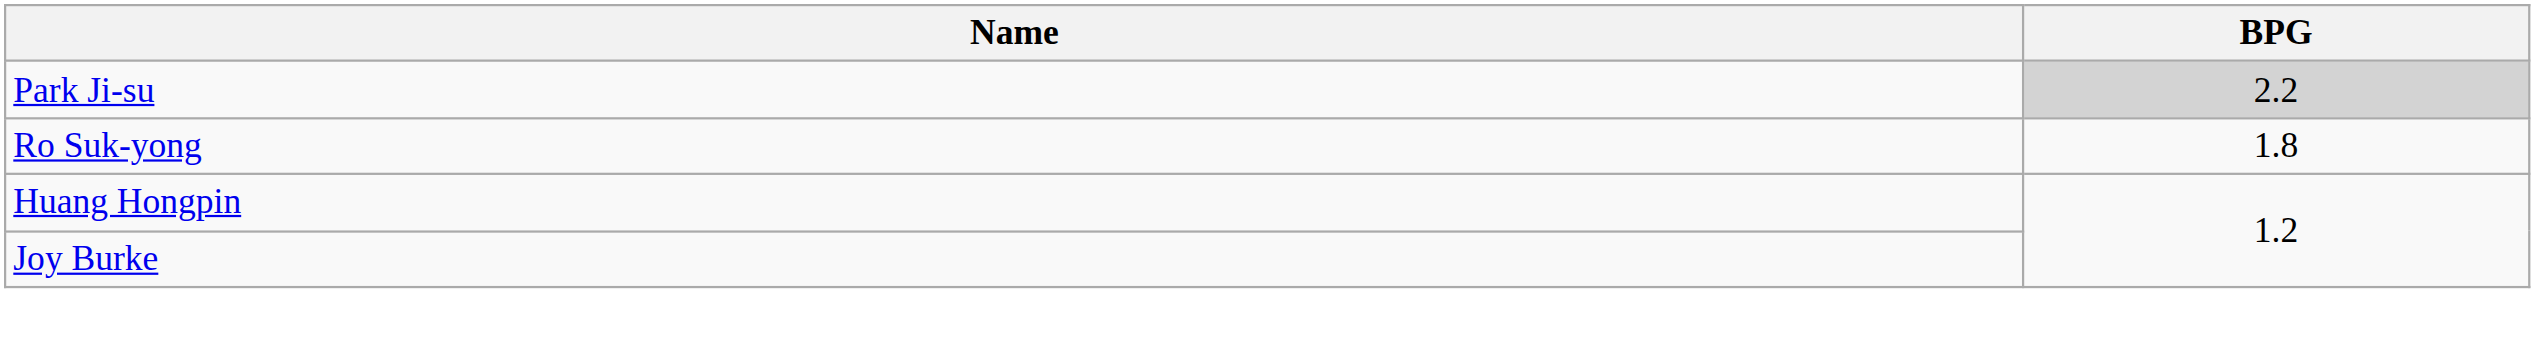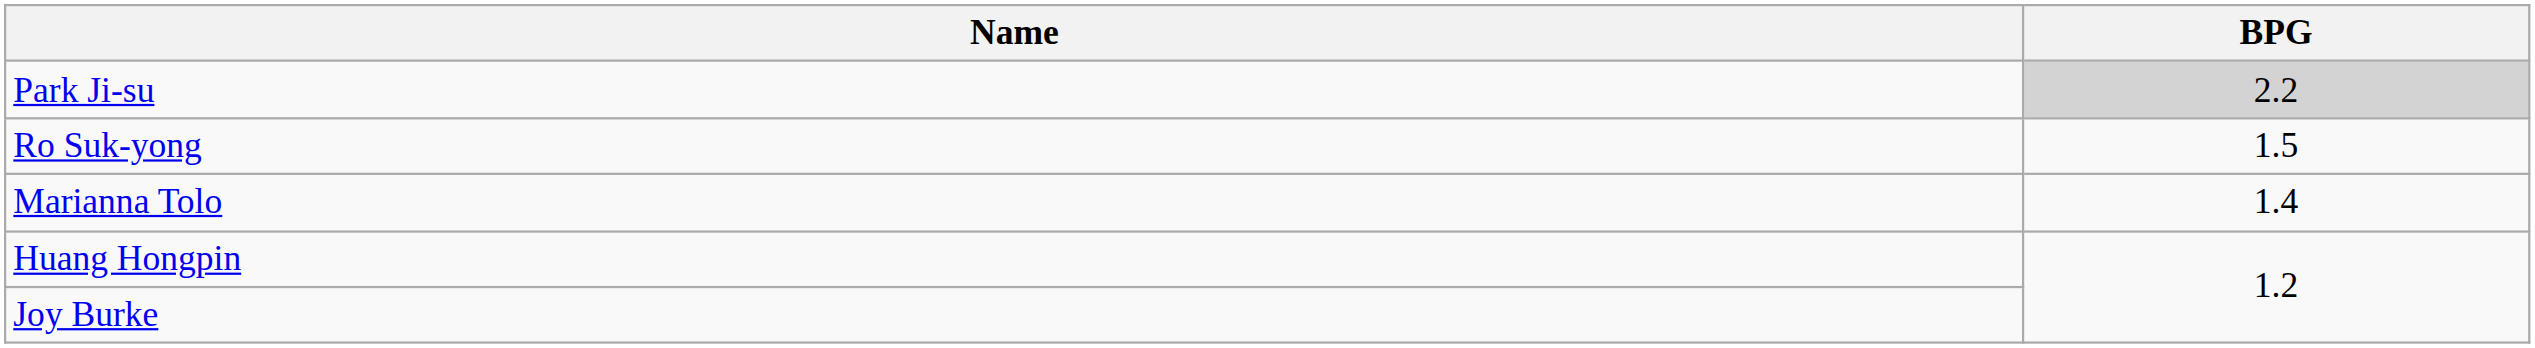(2276, 145) 1.8 -> (2276, 145) 1.5
+ row: (118, 201)
